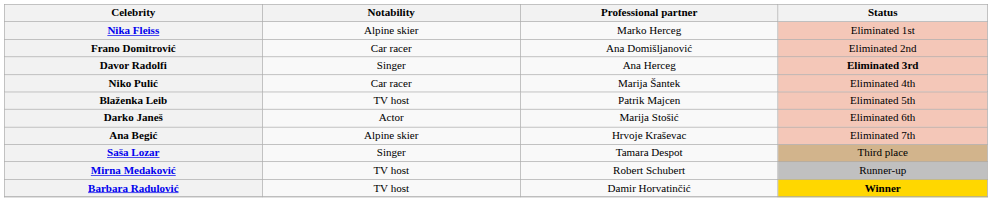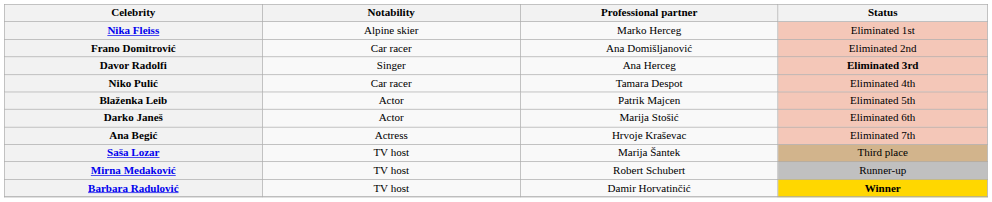(649, 83) Marija Šantek -> (649, 83) Tamara Despot
(391, 100) TV host -> (391, 100) Actor
(391, 135) Alpine skier -> (391, 135) Actress
(391, 153) Singer -> (391, 153) TV host
(649, 153) Tamara Despot -> (649, 153) Marija Šantek
